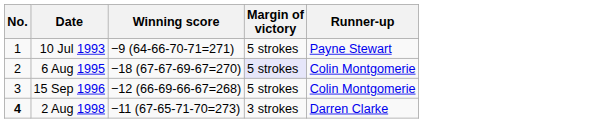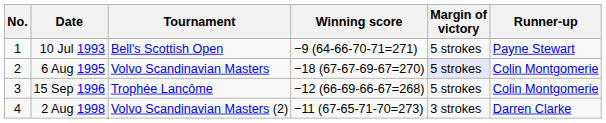+ column: (200, 22)
(17, 109) bold -> (17, 109) normal
